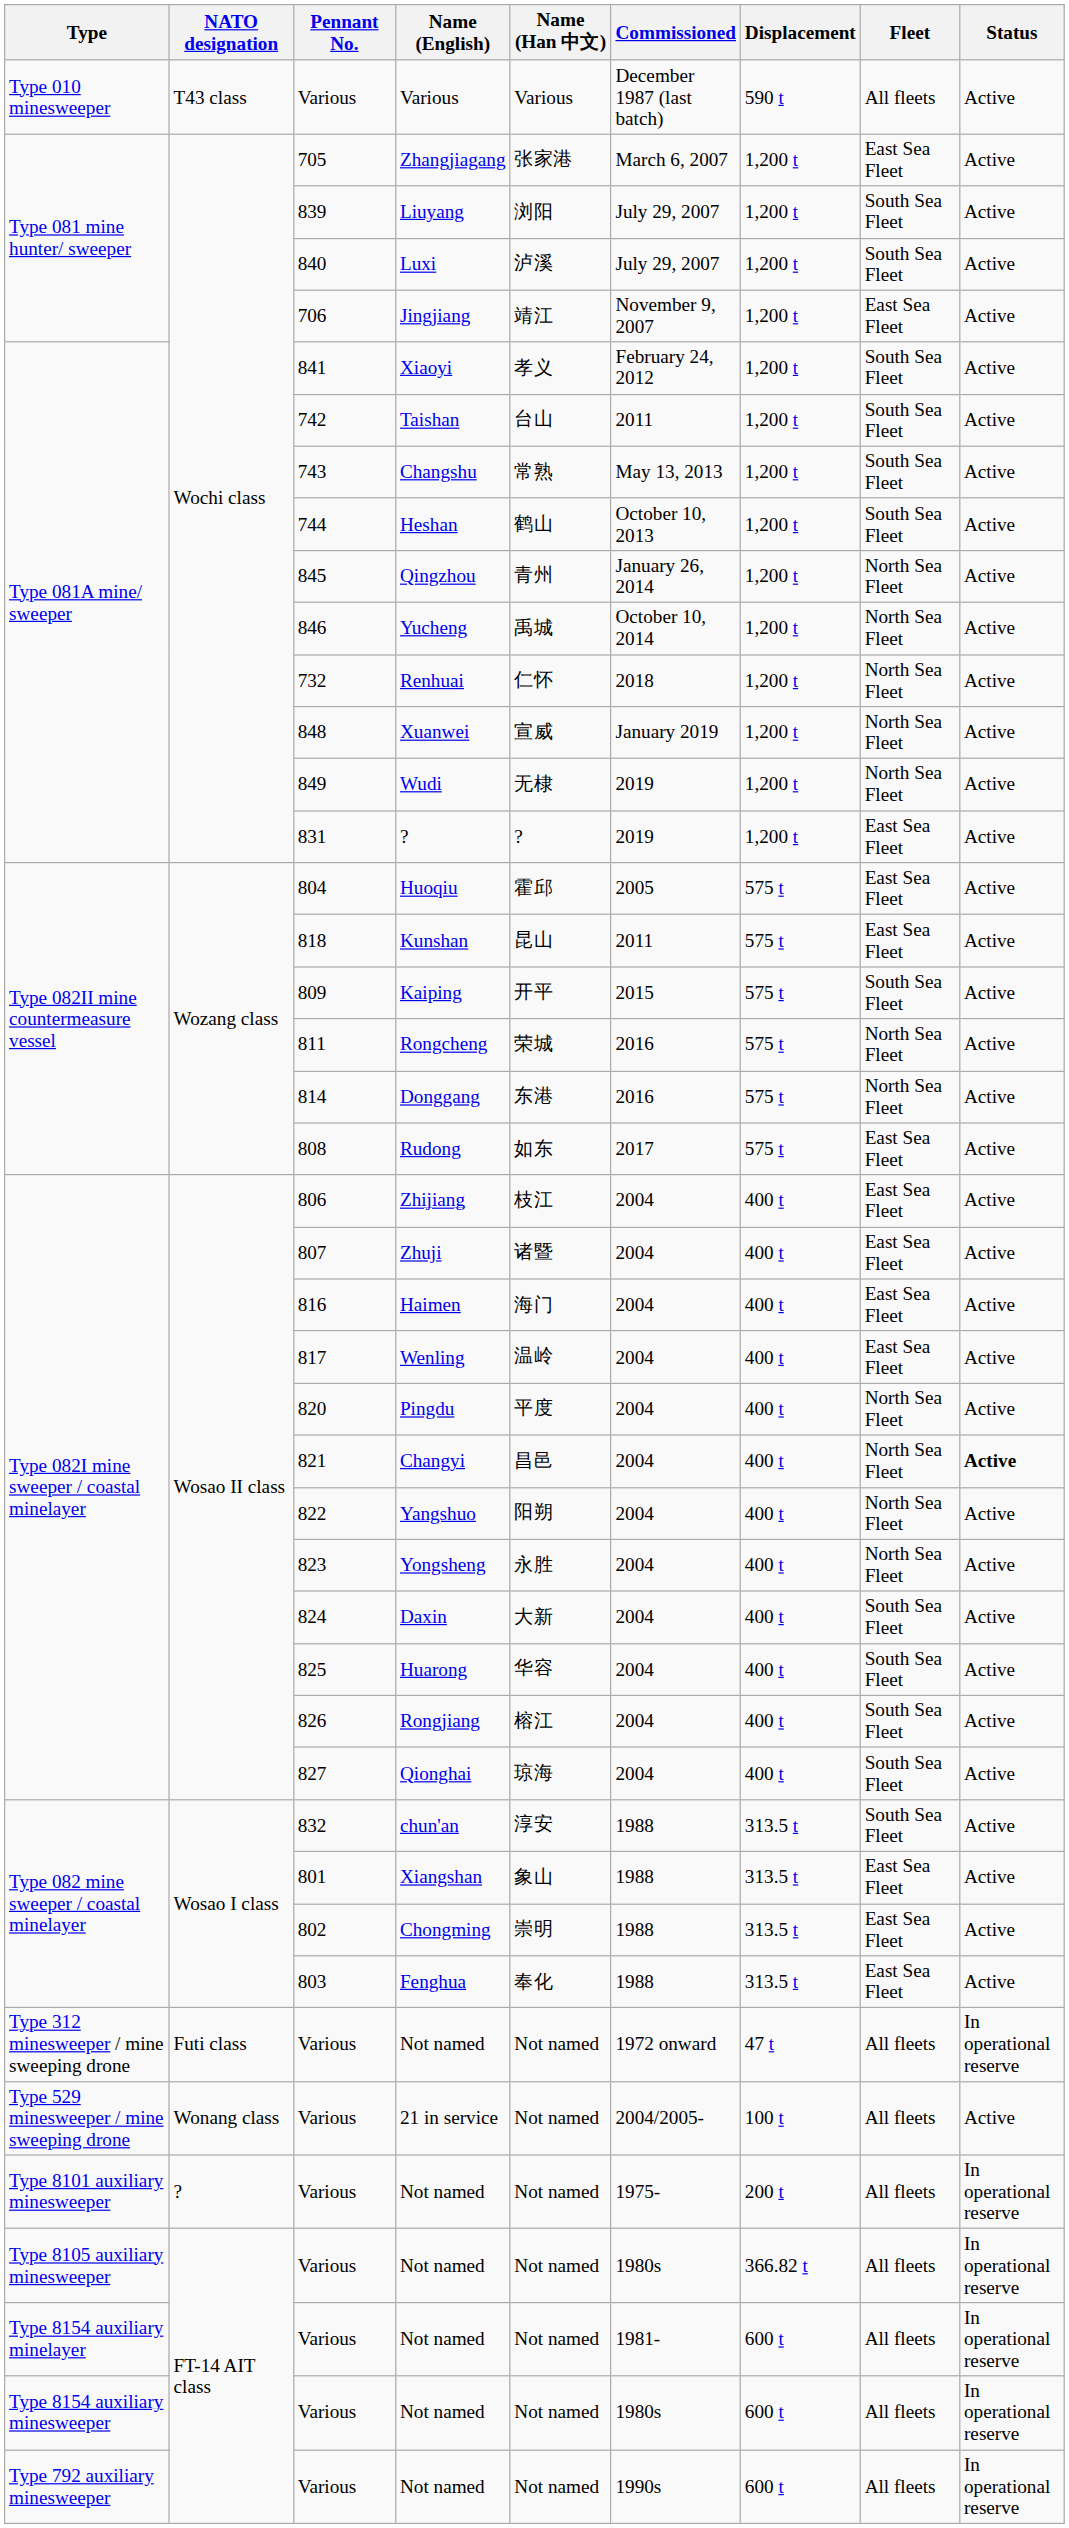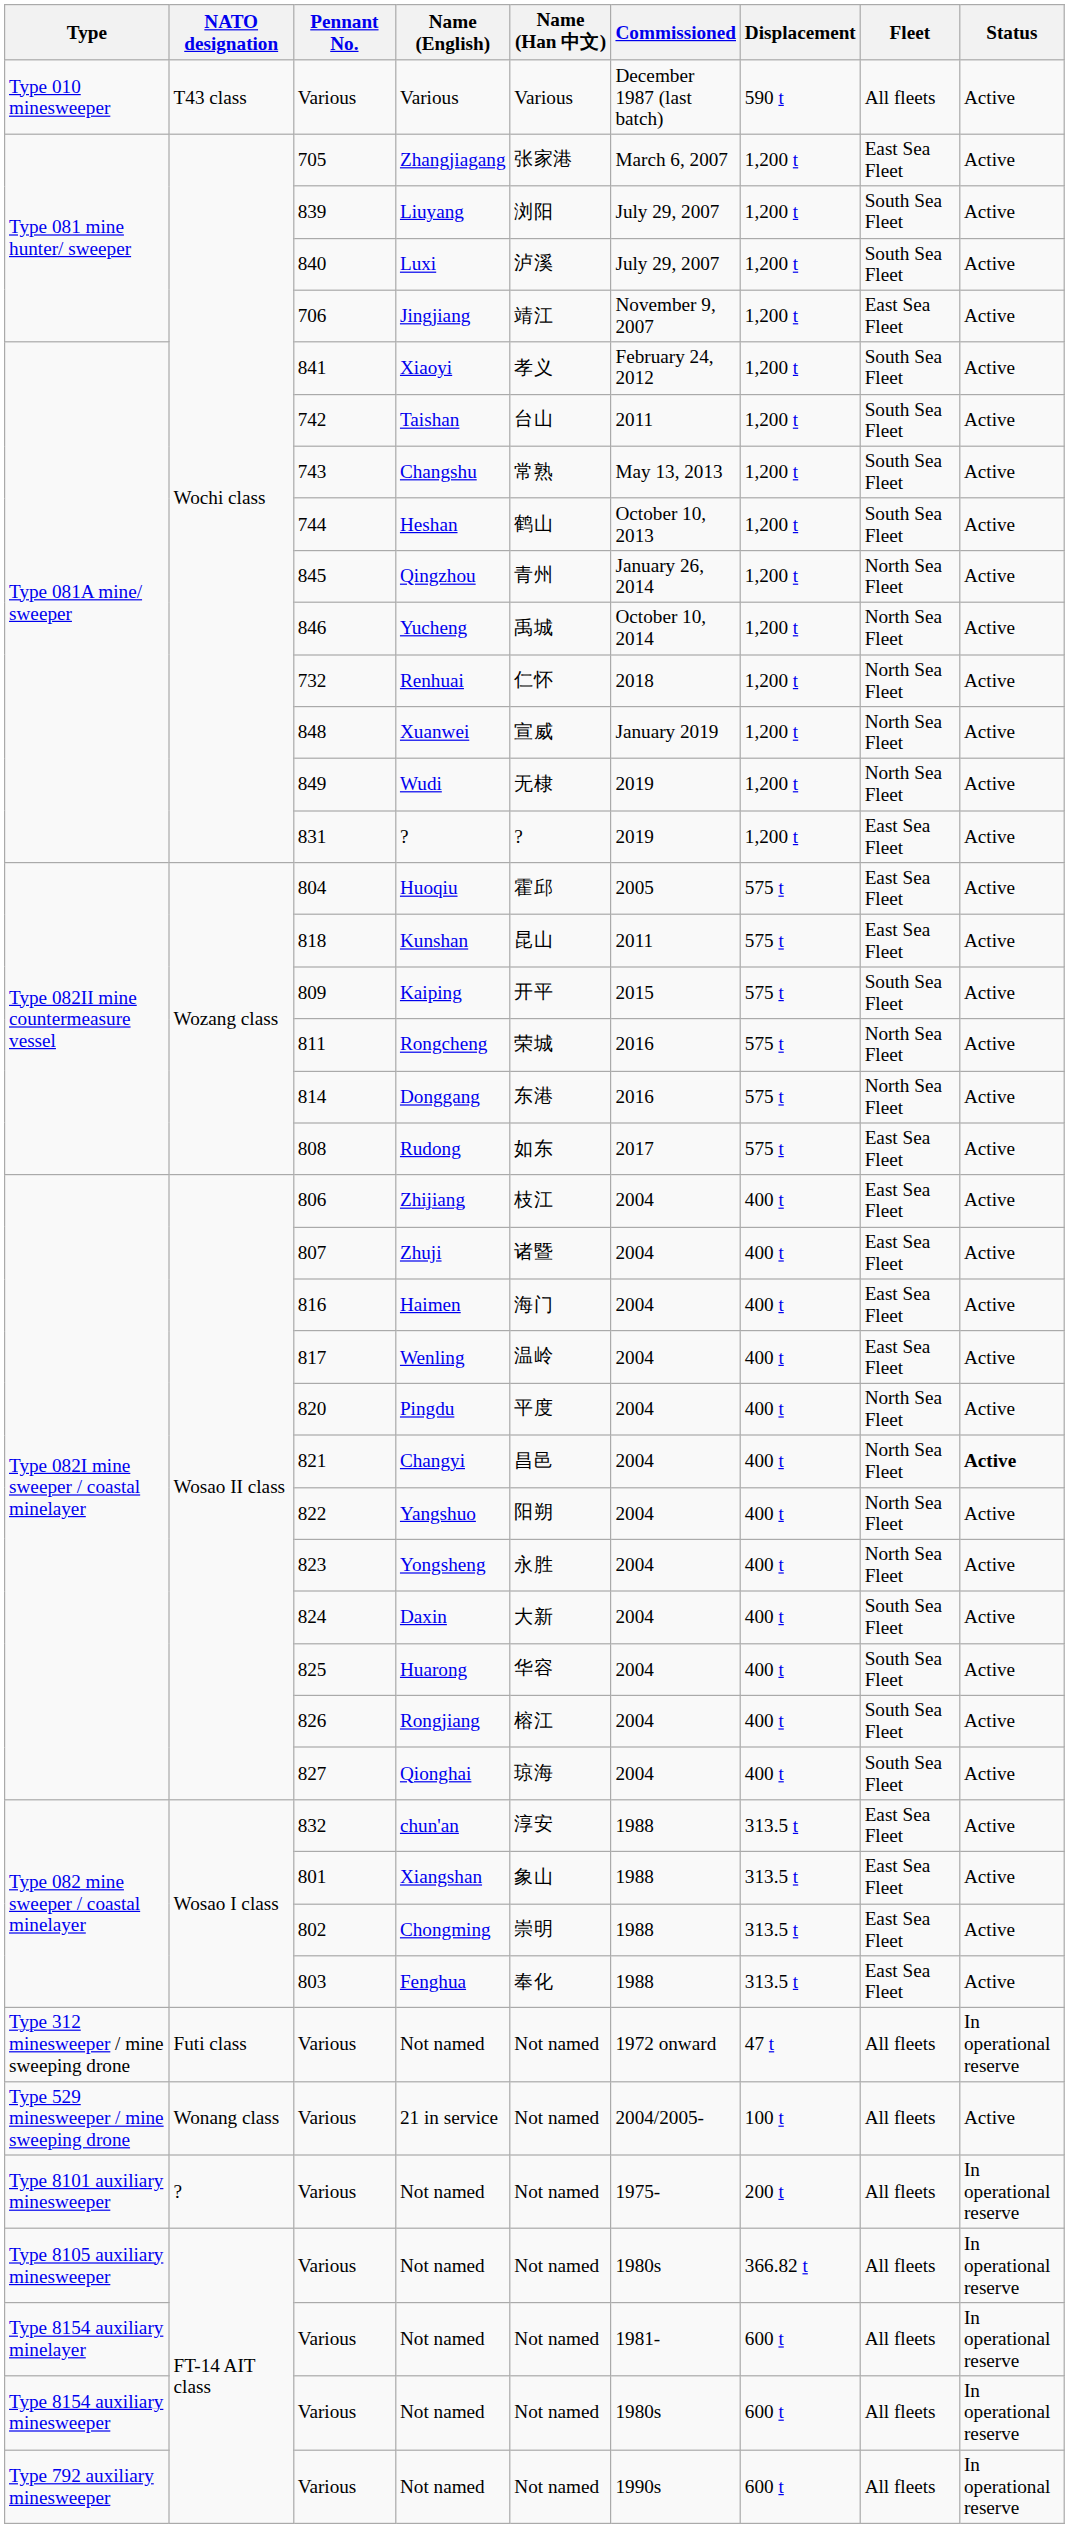(903, 1825) South Sea Fleet -> (897, 1825) East Sea Fleet
